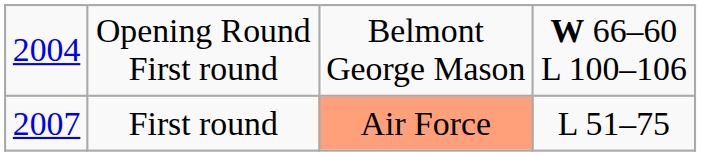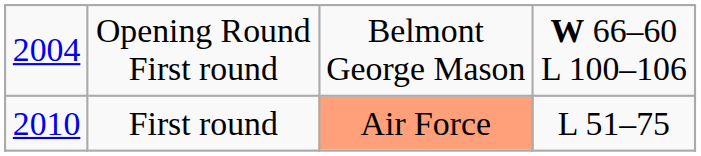(47, 122) 2007 -> (47, 122) 2010
